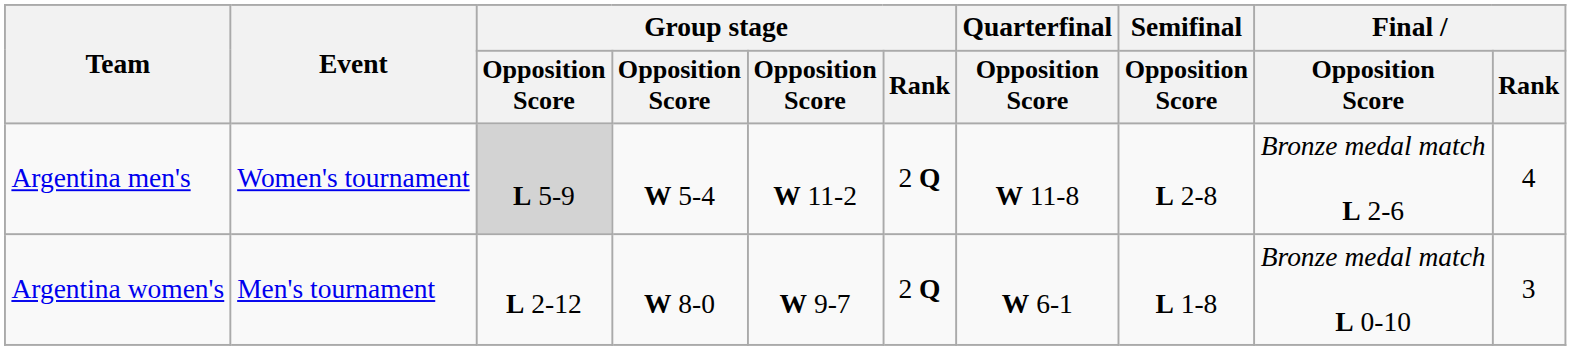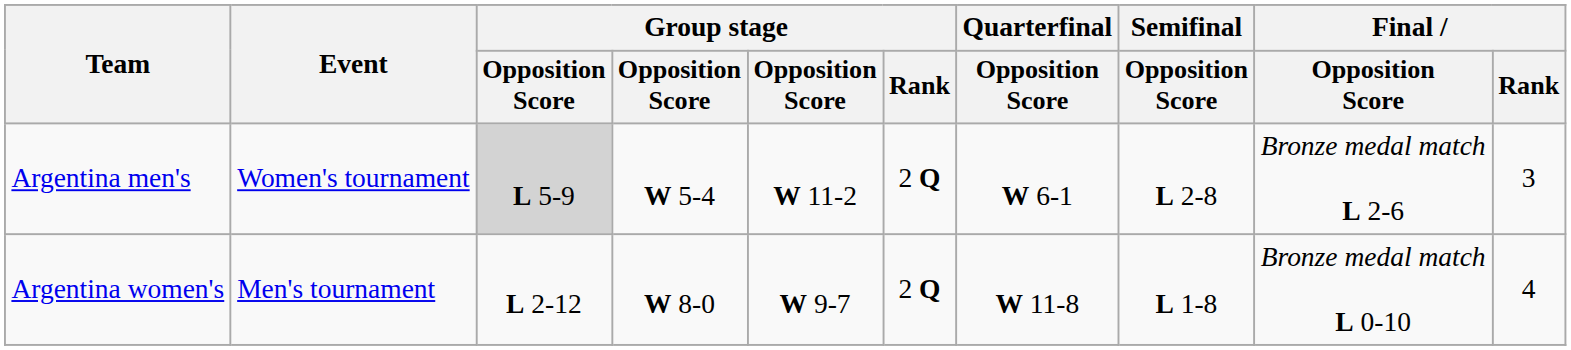(1037, 195) W 11-8 -> (1037, 195) W 6-1
(1529, 178) 4 -> (1529, 178) 3
(1037, 305) W 6-1 -> (1037, 305) W 11-8
(1529, 289) 3 -> (1529, 289) 4
